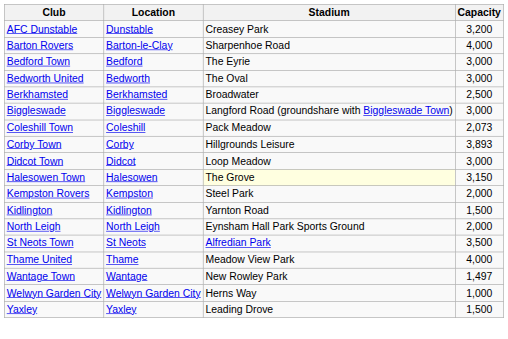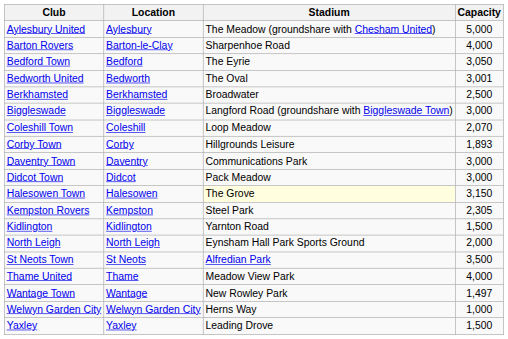- row: (42, 29)
+ row: (46, 29)
(479, 62) 3,000 -> (479, 62) 3,050
(479, 78) 3,000 -> (479, 78) 3,001
(238, 128) Pack Meadow -> (238, 128) Loop Meadow
(479, 128) 2,073 -> (479, 128) 2,070
(479, 144) 3,893 -> (479, 144) 1,893
+ row: (41, 161)
(238, 161) Loop Meadow -> (238, 177) Pack Meadow
(479, 194) 2,000 -> (479, 210) 2,305
